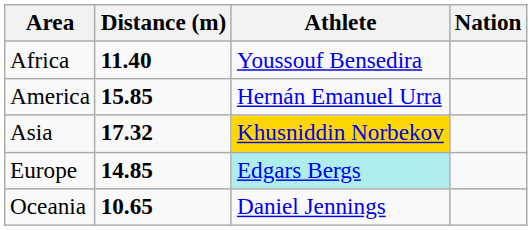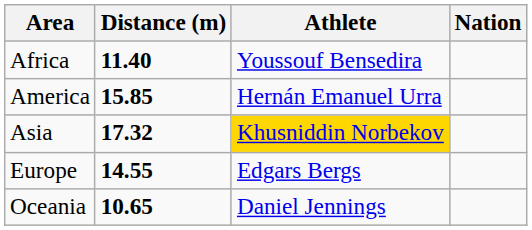(127, 170) 14.85 -> (127, 170) 14.55
(299, 170) paleturquoise background -> (299, 170) no background
